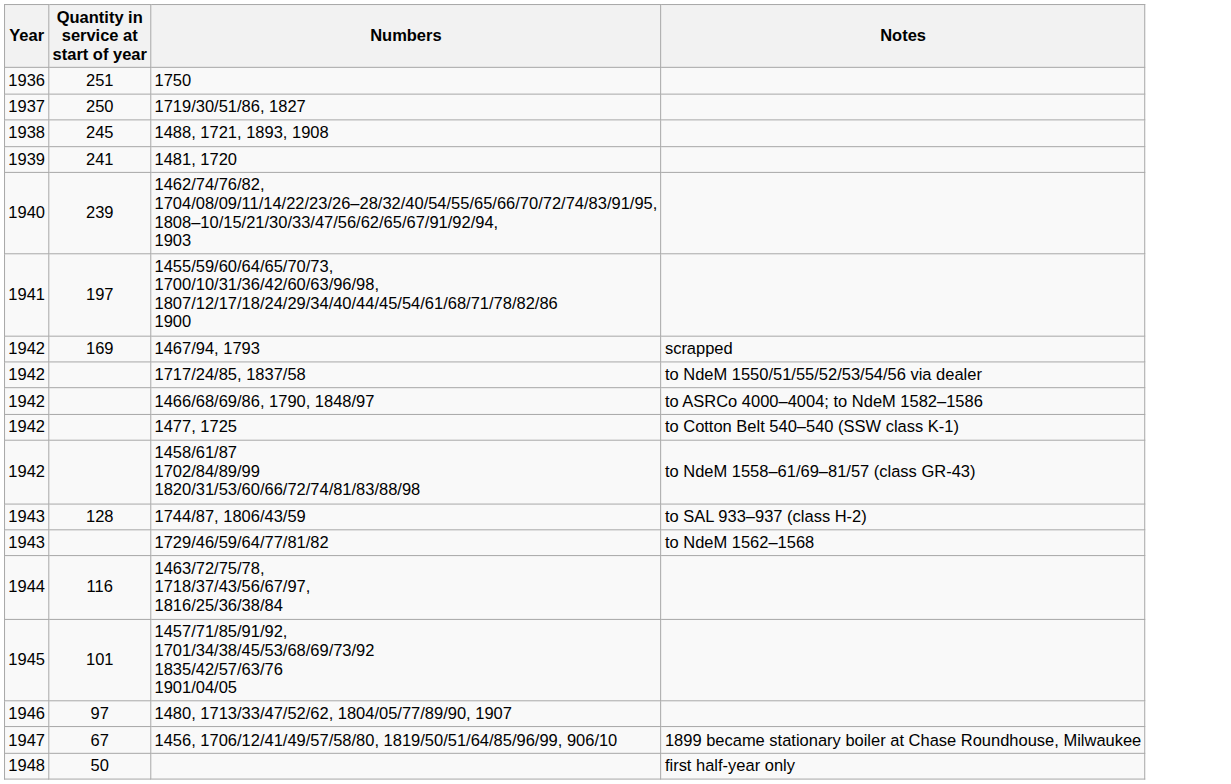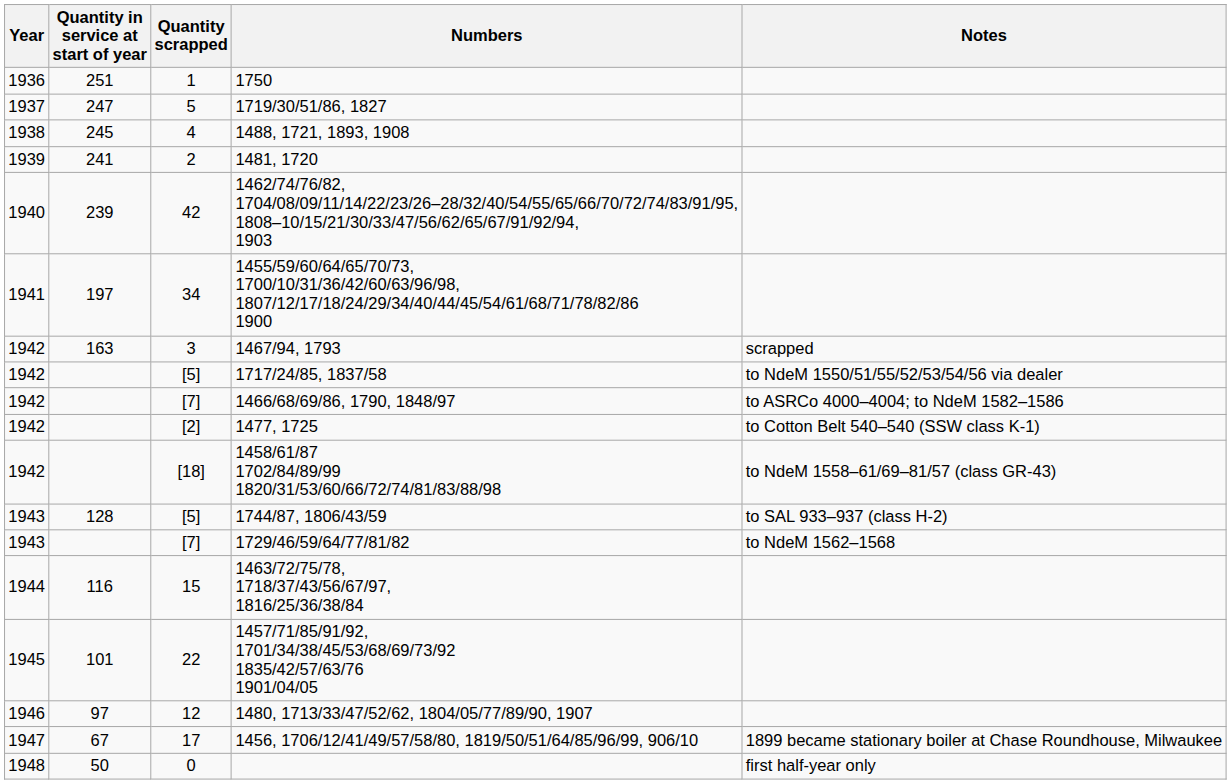+ column: (191, 36)
(100, 106) 250 -> (100, 106) 247
(100, 348) 169 -> (100, 348) 163
